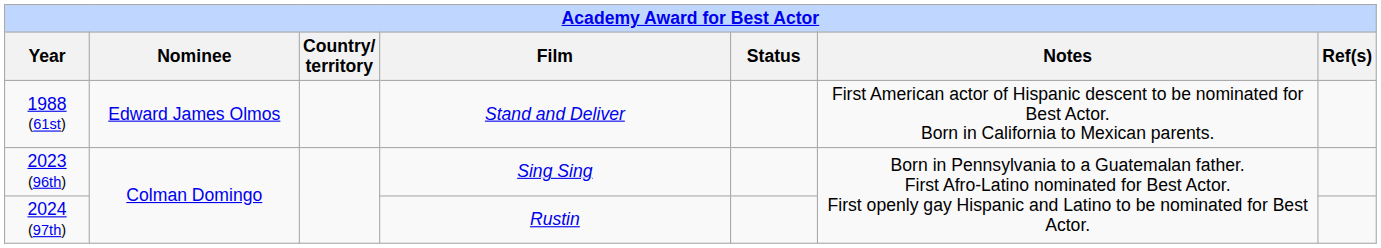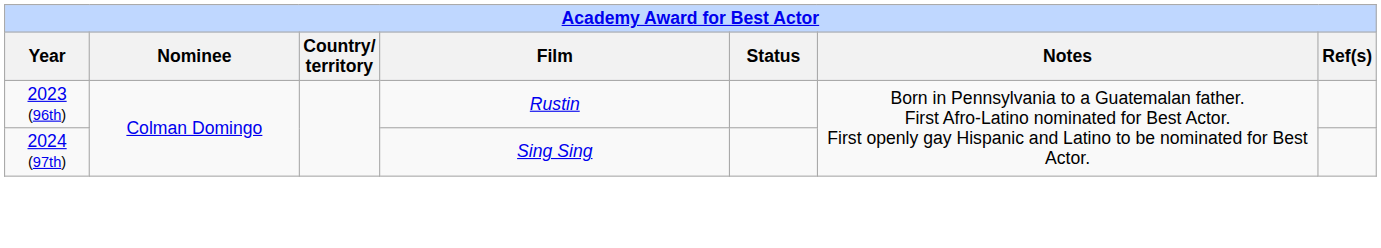- row: (47, 113)
(555, 171) Sing Sing -> (555, 103) Rustin
(555, 219) Rustin -> (555, 151) Sing Sing
